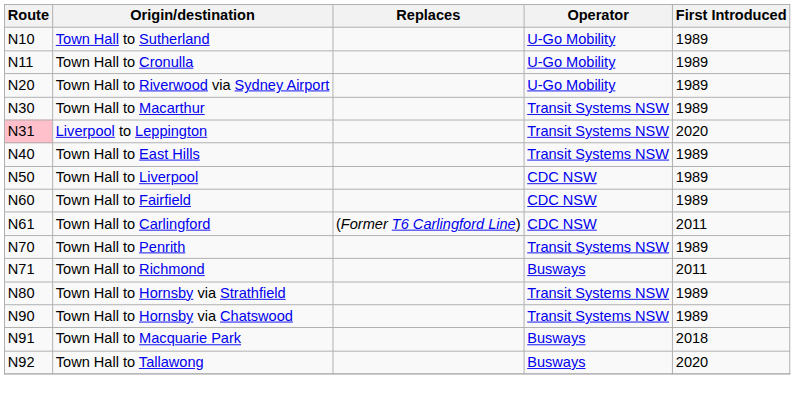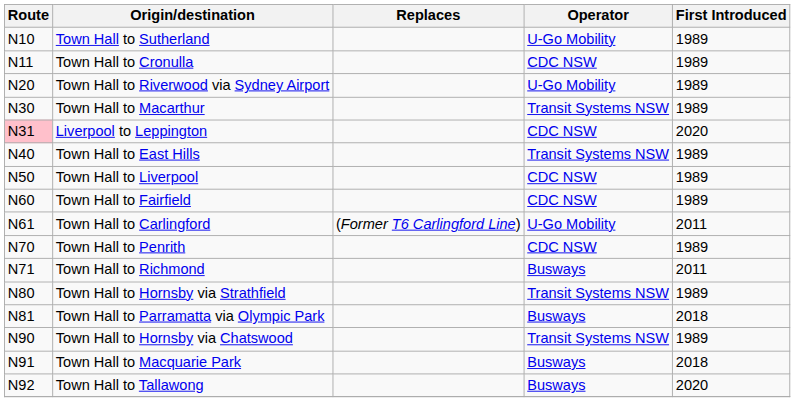(571, 62) U-Go Mobility -> (562, 62) CDC NSW
(598, 131) Transit Systems NSW -> (562, 131) CDC NSW
(562, 223) CDC NSW -> (571, 223) U-Go Mobility
(598, 246) Transit Systems NSW -> (562, 246) CDC NSW
+ row: (190, 316)
